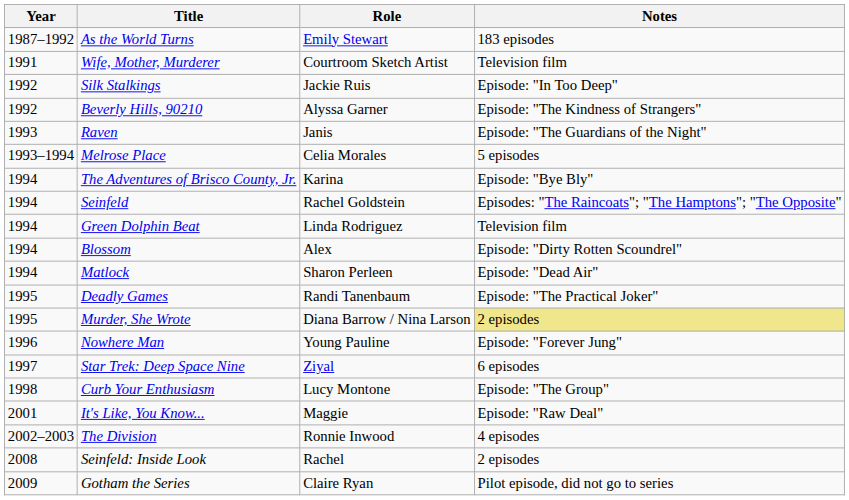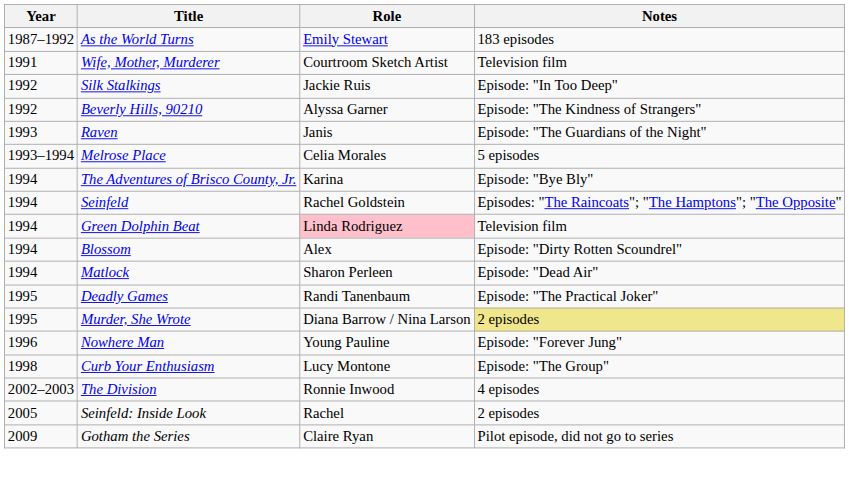(353, 226) no background -> (353, 226) pink background
- row: (163, 366)
- row: (143, 413)
(23, 459) 2008 -> (23, 413) 2005
